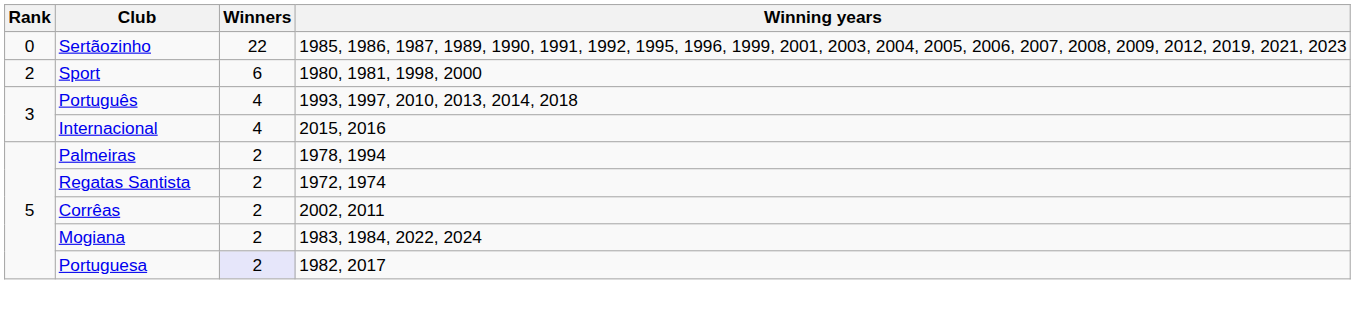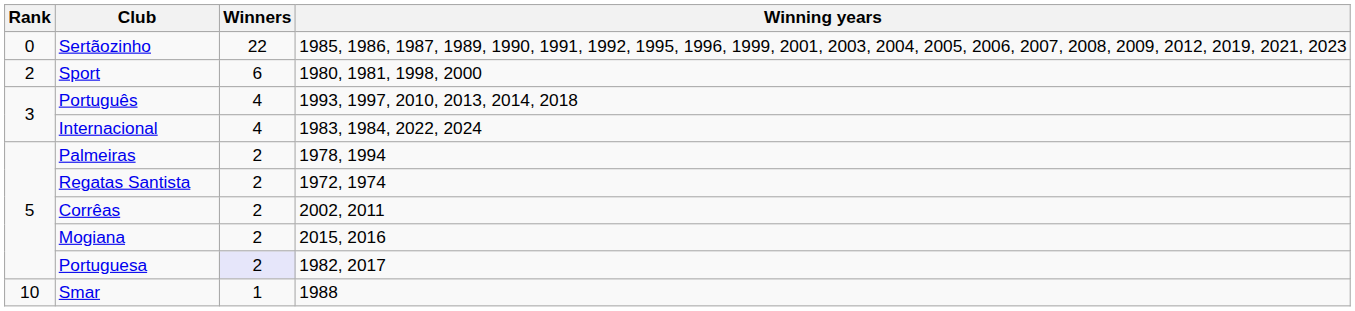(343, 127) 2015, 2016 -> (391, 127) 1983, 1984, 2022, 2024
(391, 237) 1983, 1984, 2022, 2024 -> (343, 237) 2015, 2016
+ row: (79, 292)
